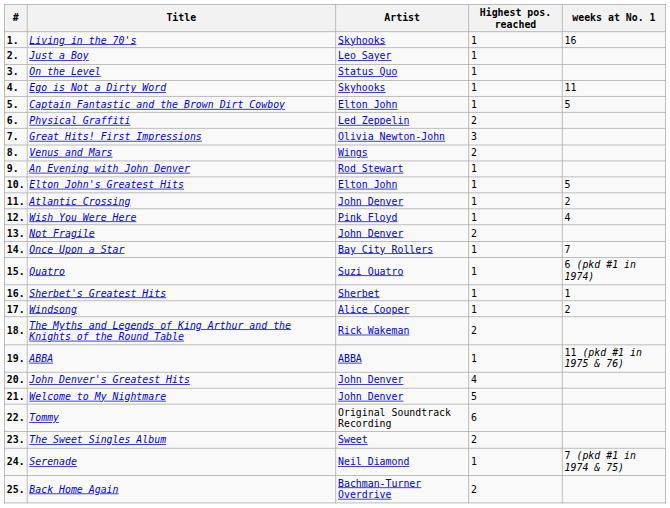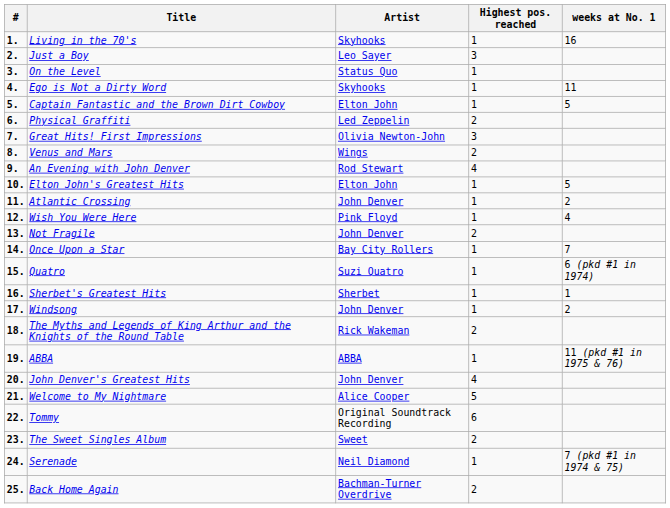(474, 56) 1 -> (474, 56) 3
(474, 169) 1 -> (474, 169) 4
(374, 309) Alice Cooper -> (371, 309) John Denver
(371, 396) John Denver -> (374, 396) Alice Cooper
